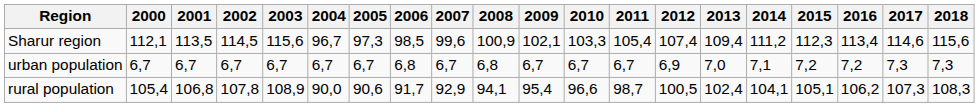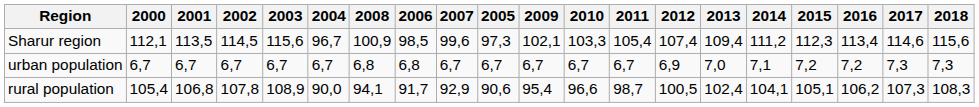columns swapped: (370, 16) <-> (496, 16)
